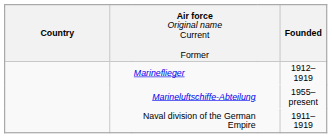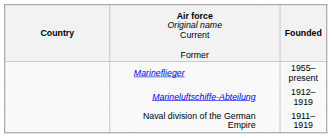(303, 74) 1912–1919 -> (303, 74) 1955–present
(303, 97) 1955–present -> (303, 97) 1912–1919
